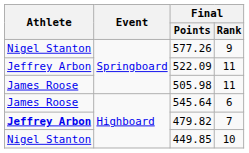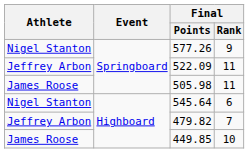(43, 102) James Roose -> (49, 102) Nigel Stanton
(49, 121) bold -> (49, 121) normal
(49, 139) Nigel Stanton -> (43, 139) James Roose
